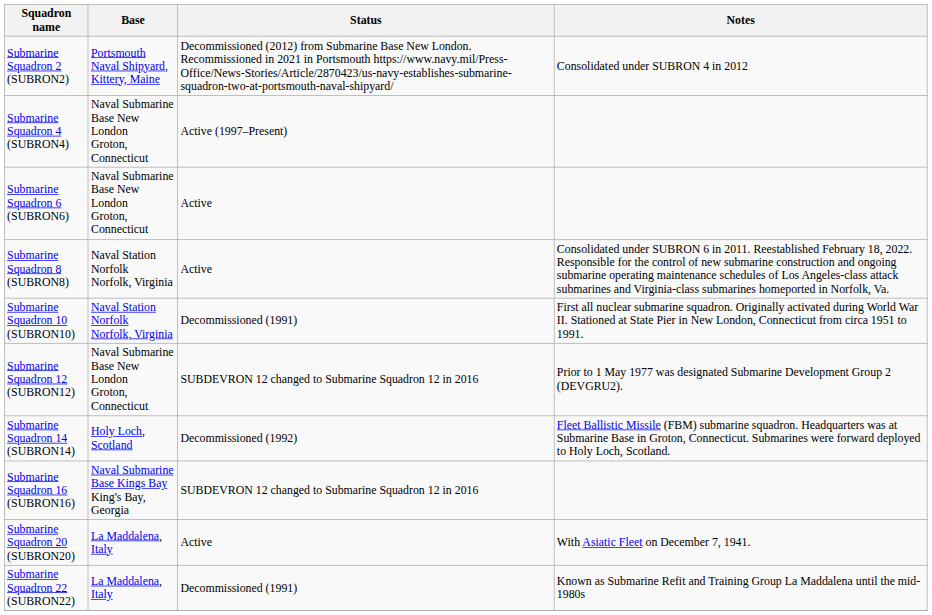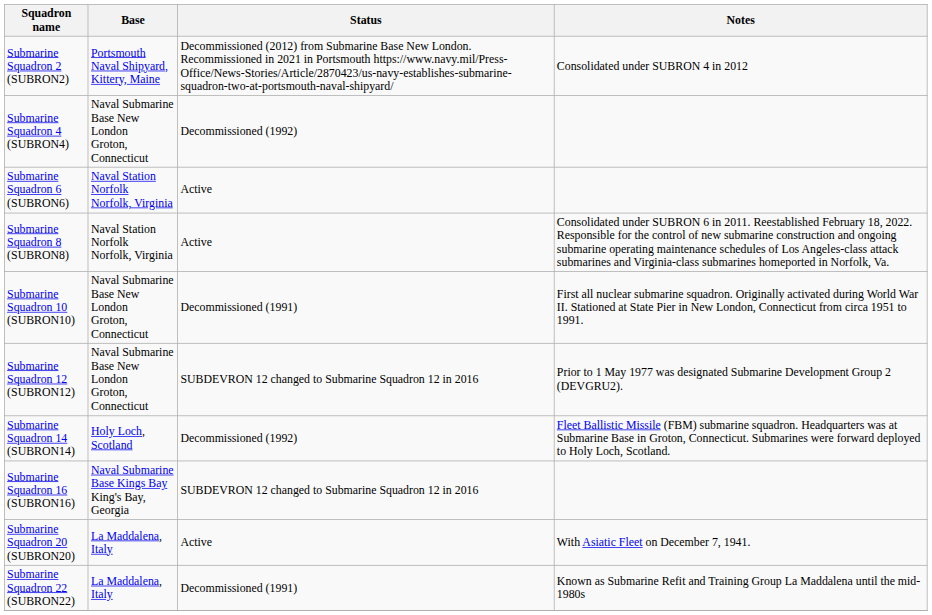(234, 131) Active (1997–Present) -> (239, 131) Decommissioned (1992)
(132, 203) Naval Submarine Base New London Groton, Connecticut -> (132, 190) Naval Station Norfolk Norfolk, Virginia
(132, 320) Naval Station Norfolk Norfolk, Virginia -> (132, 307) Naval Submarine Base New London Groton, Connecticut
